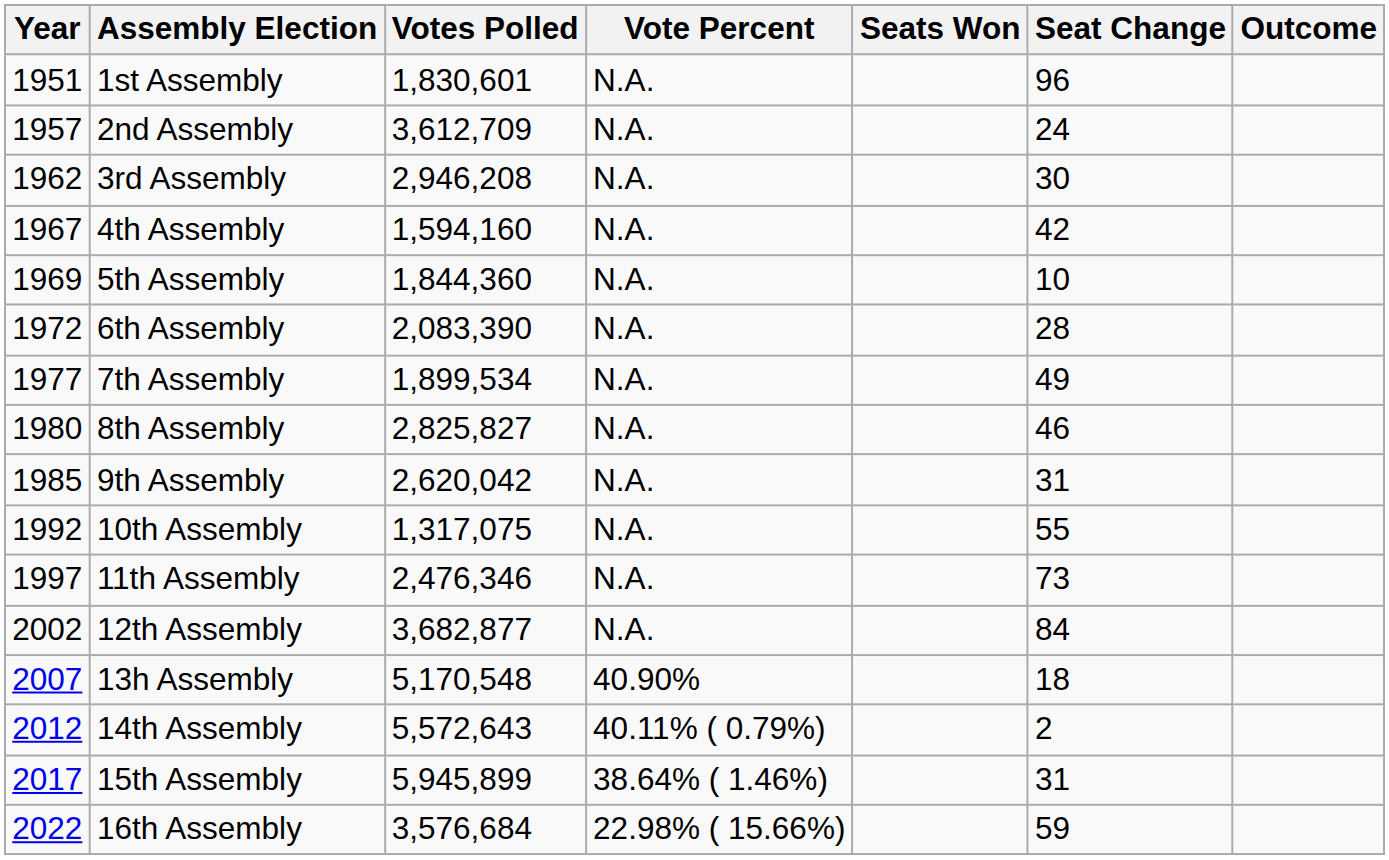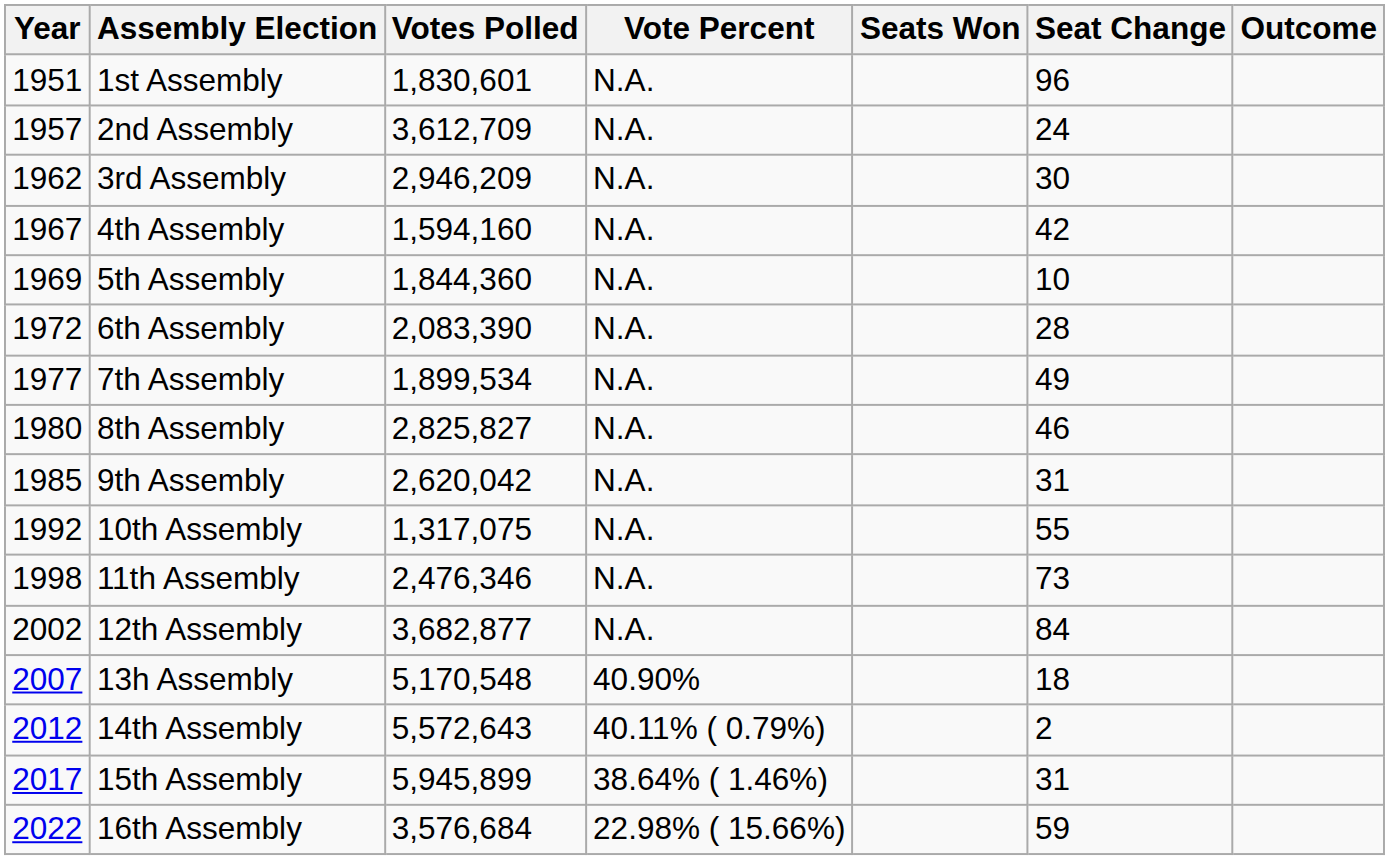(462, 179) 2,946,208 -> (462, 179) 2,946,209
(47, 579) 1997 -> (47, 579) 1998
